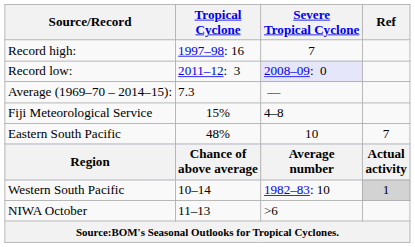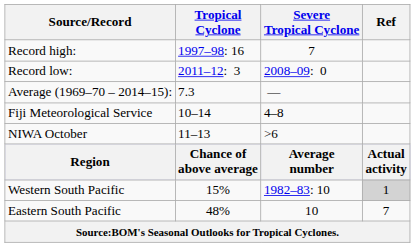(295, 71) lavender background -> (295, 71) no background
(218, 113) 15% -> (195, 113) 10–14
rows swapped: (48, 211) <-> (64, 133)
(195, 190) 10–14 -> (218, 190) 15%
